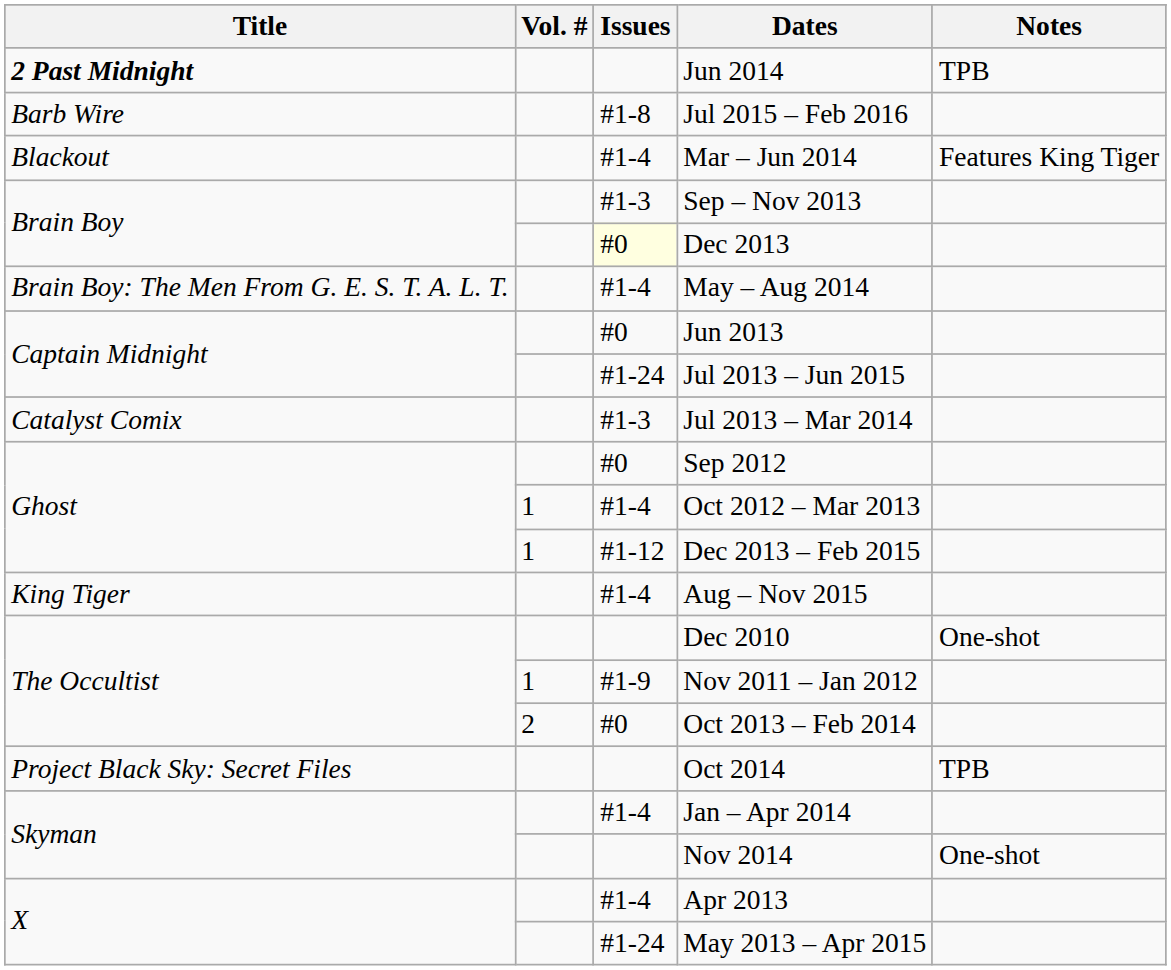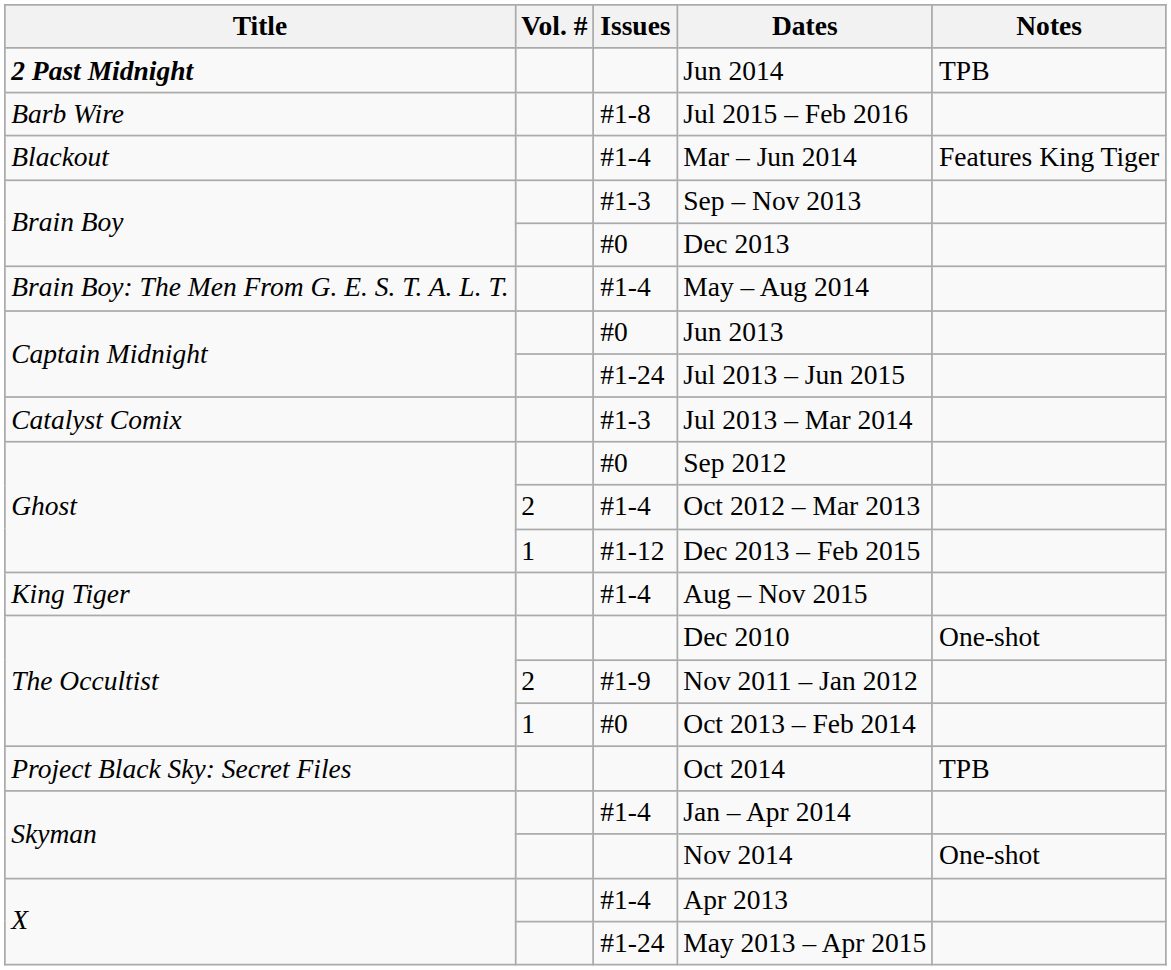(614, 244) lightyellow background -> (614, 244) no background
(528, 506) 1 -> (528, 506) 2
(528, 680) 1 -> (528, 680) 2
(528, 724) 2 -> (528, 724) 1
